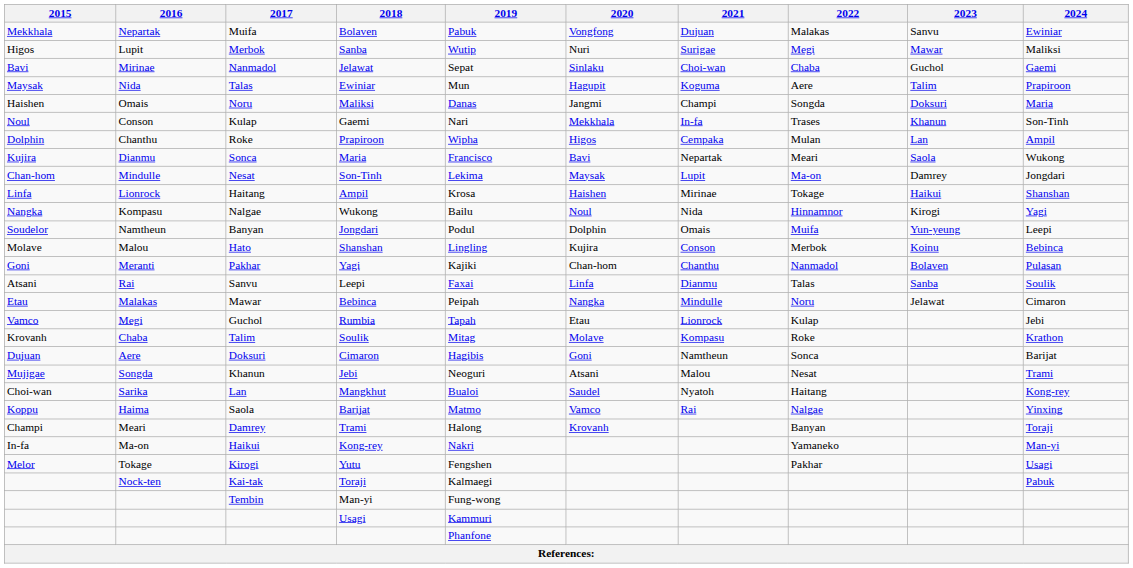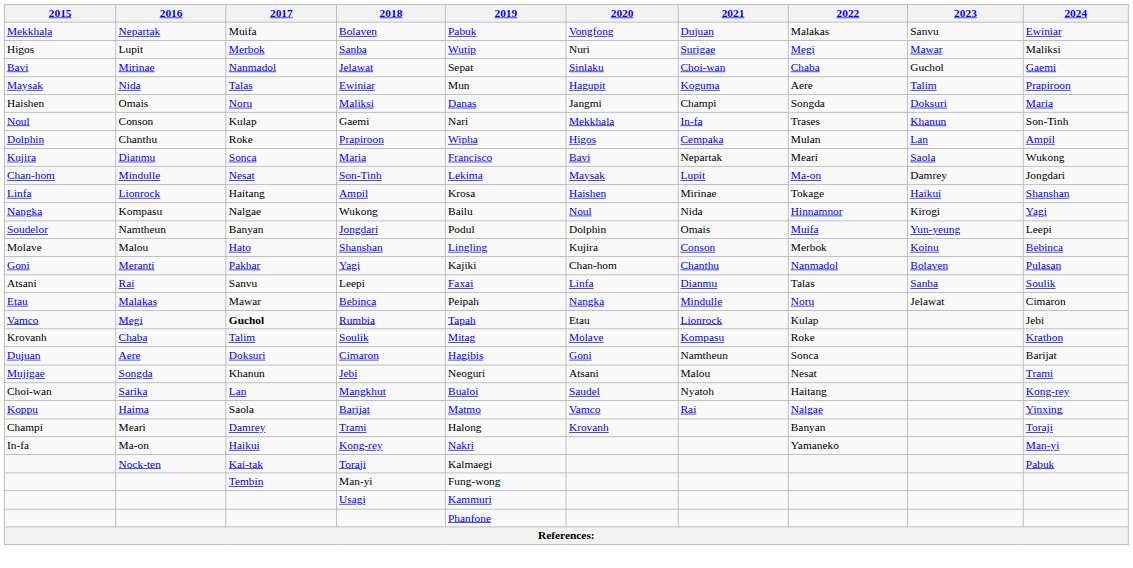(246, 319) normal -> (247, 319) bold
- row: (350, 463)
